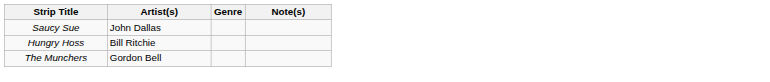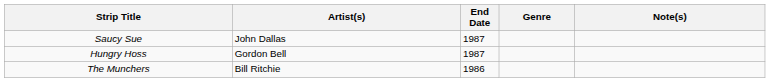+ column: (480, 17)
(133, 43) Bill Ritchie -> (261, 54) Gordon Bell
(136, 58) Gordon Bell -> (258, 69) Bill Ritchie
